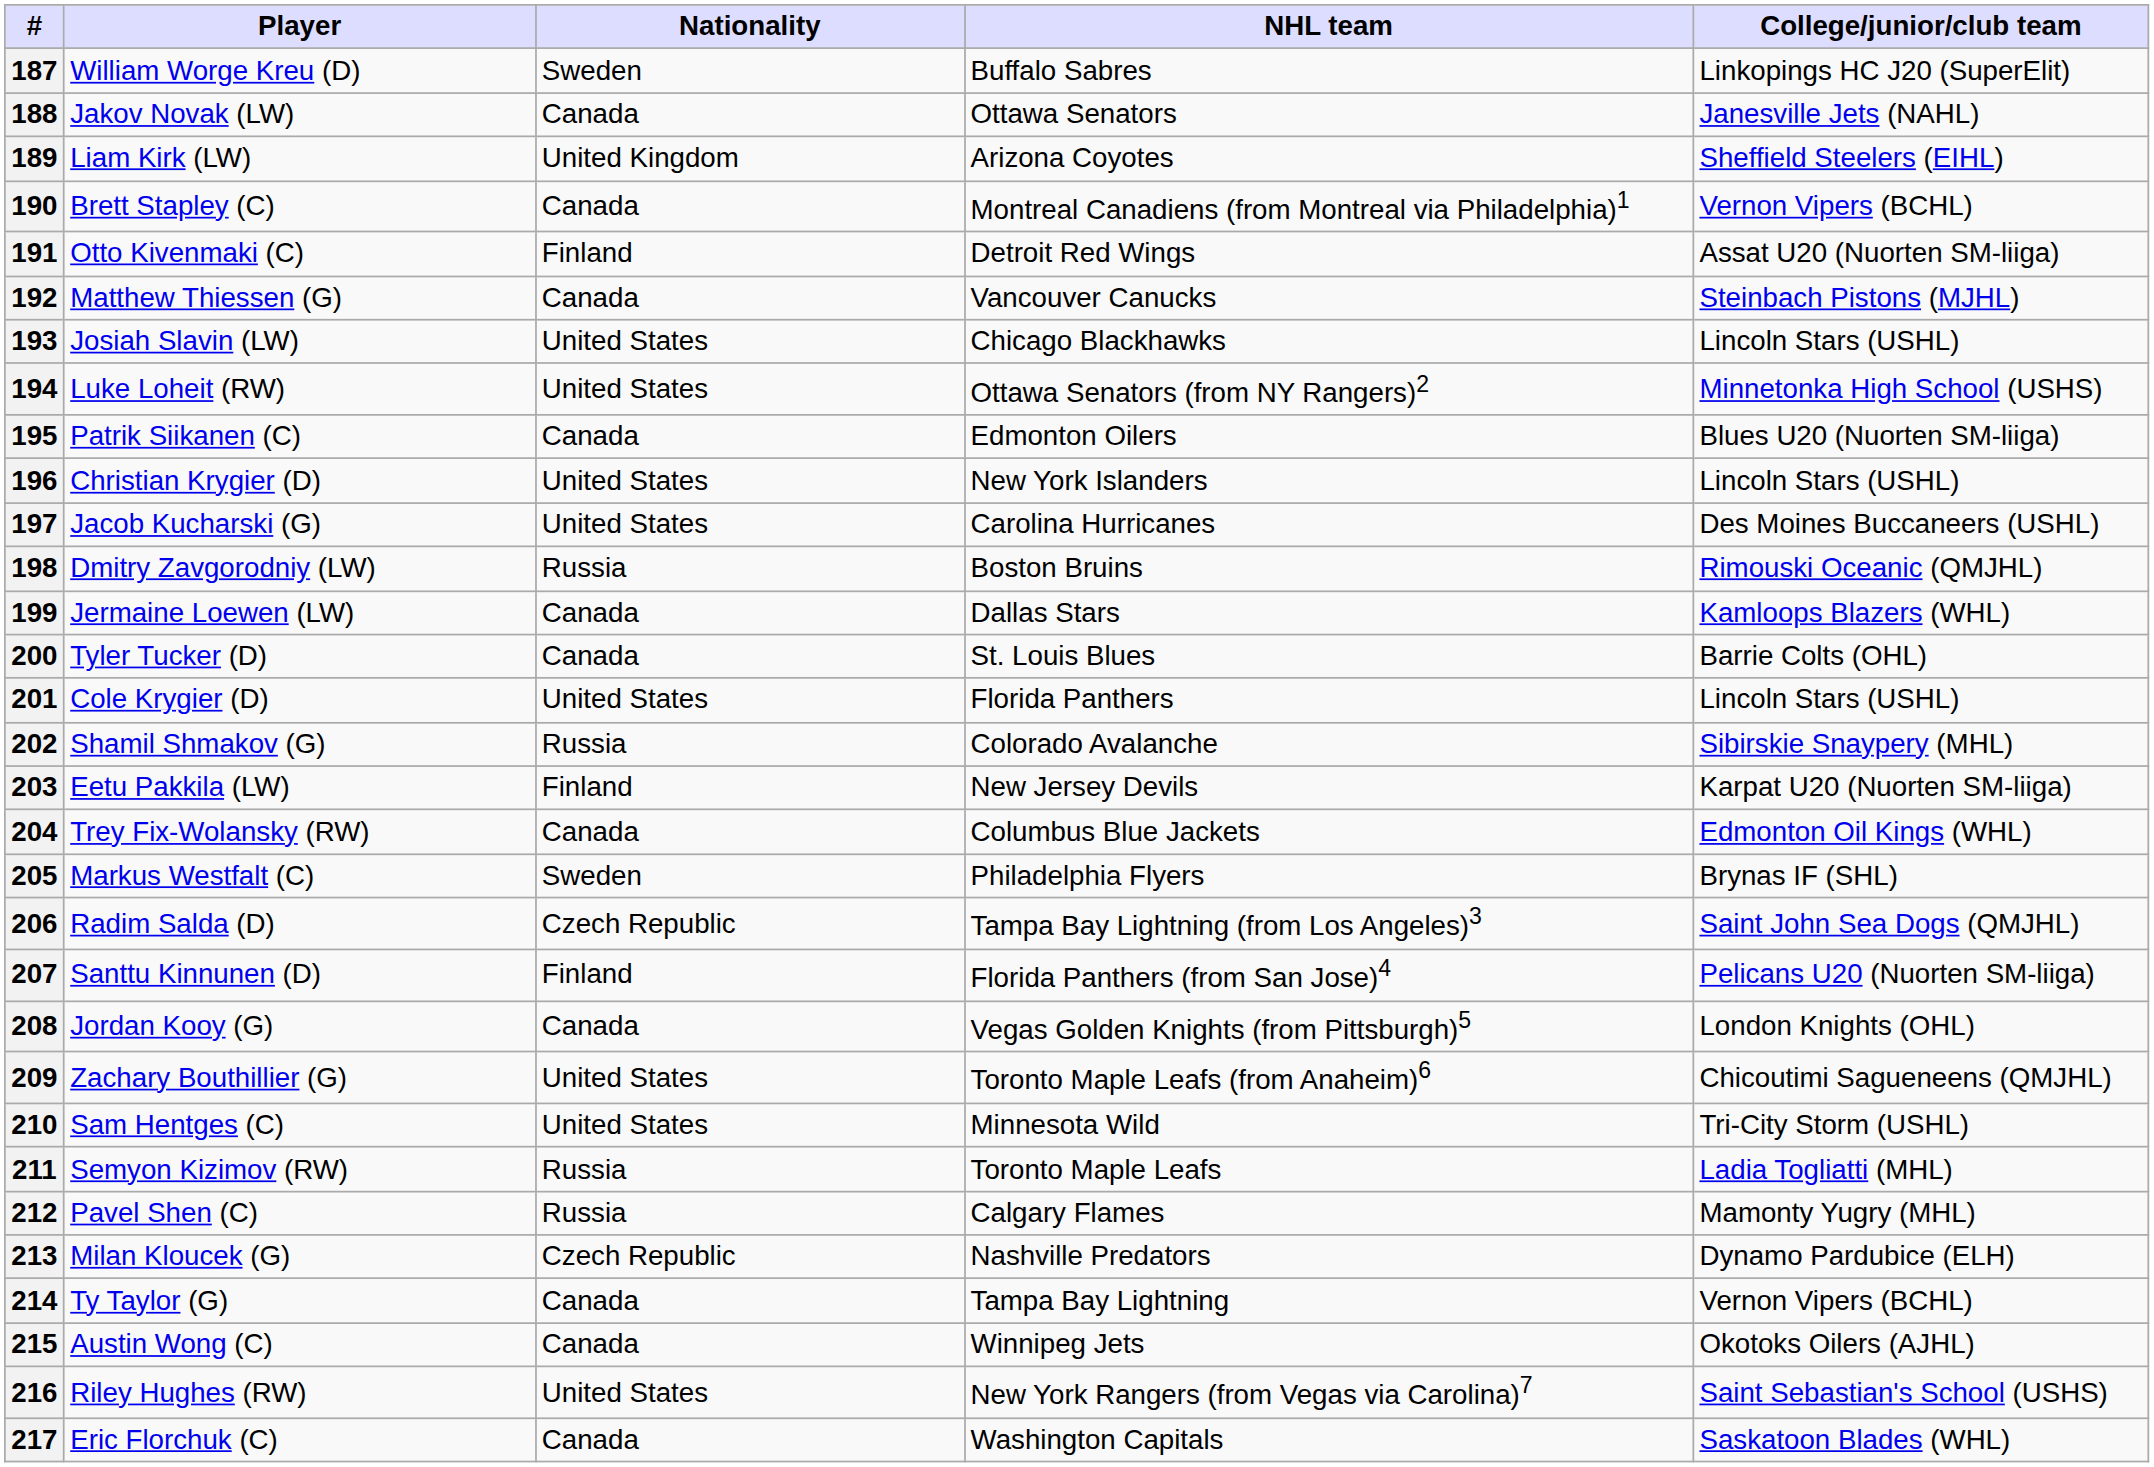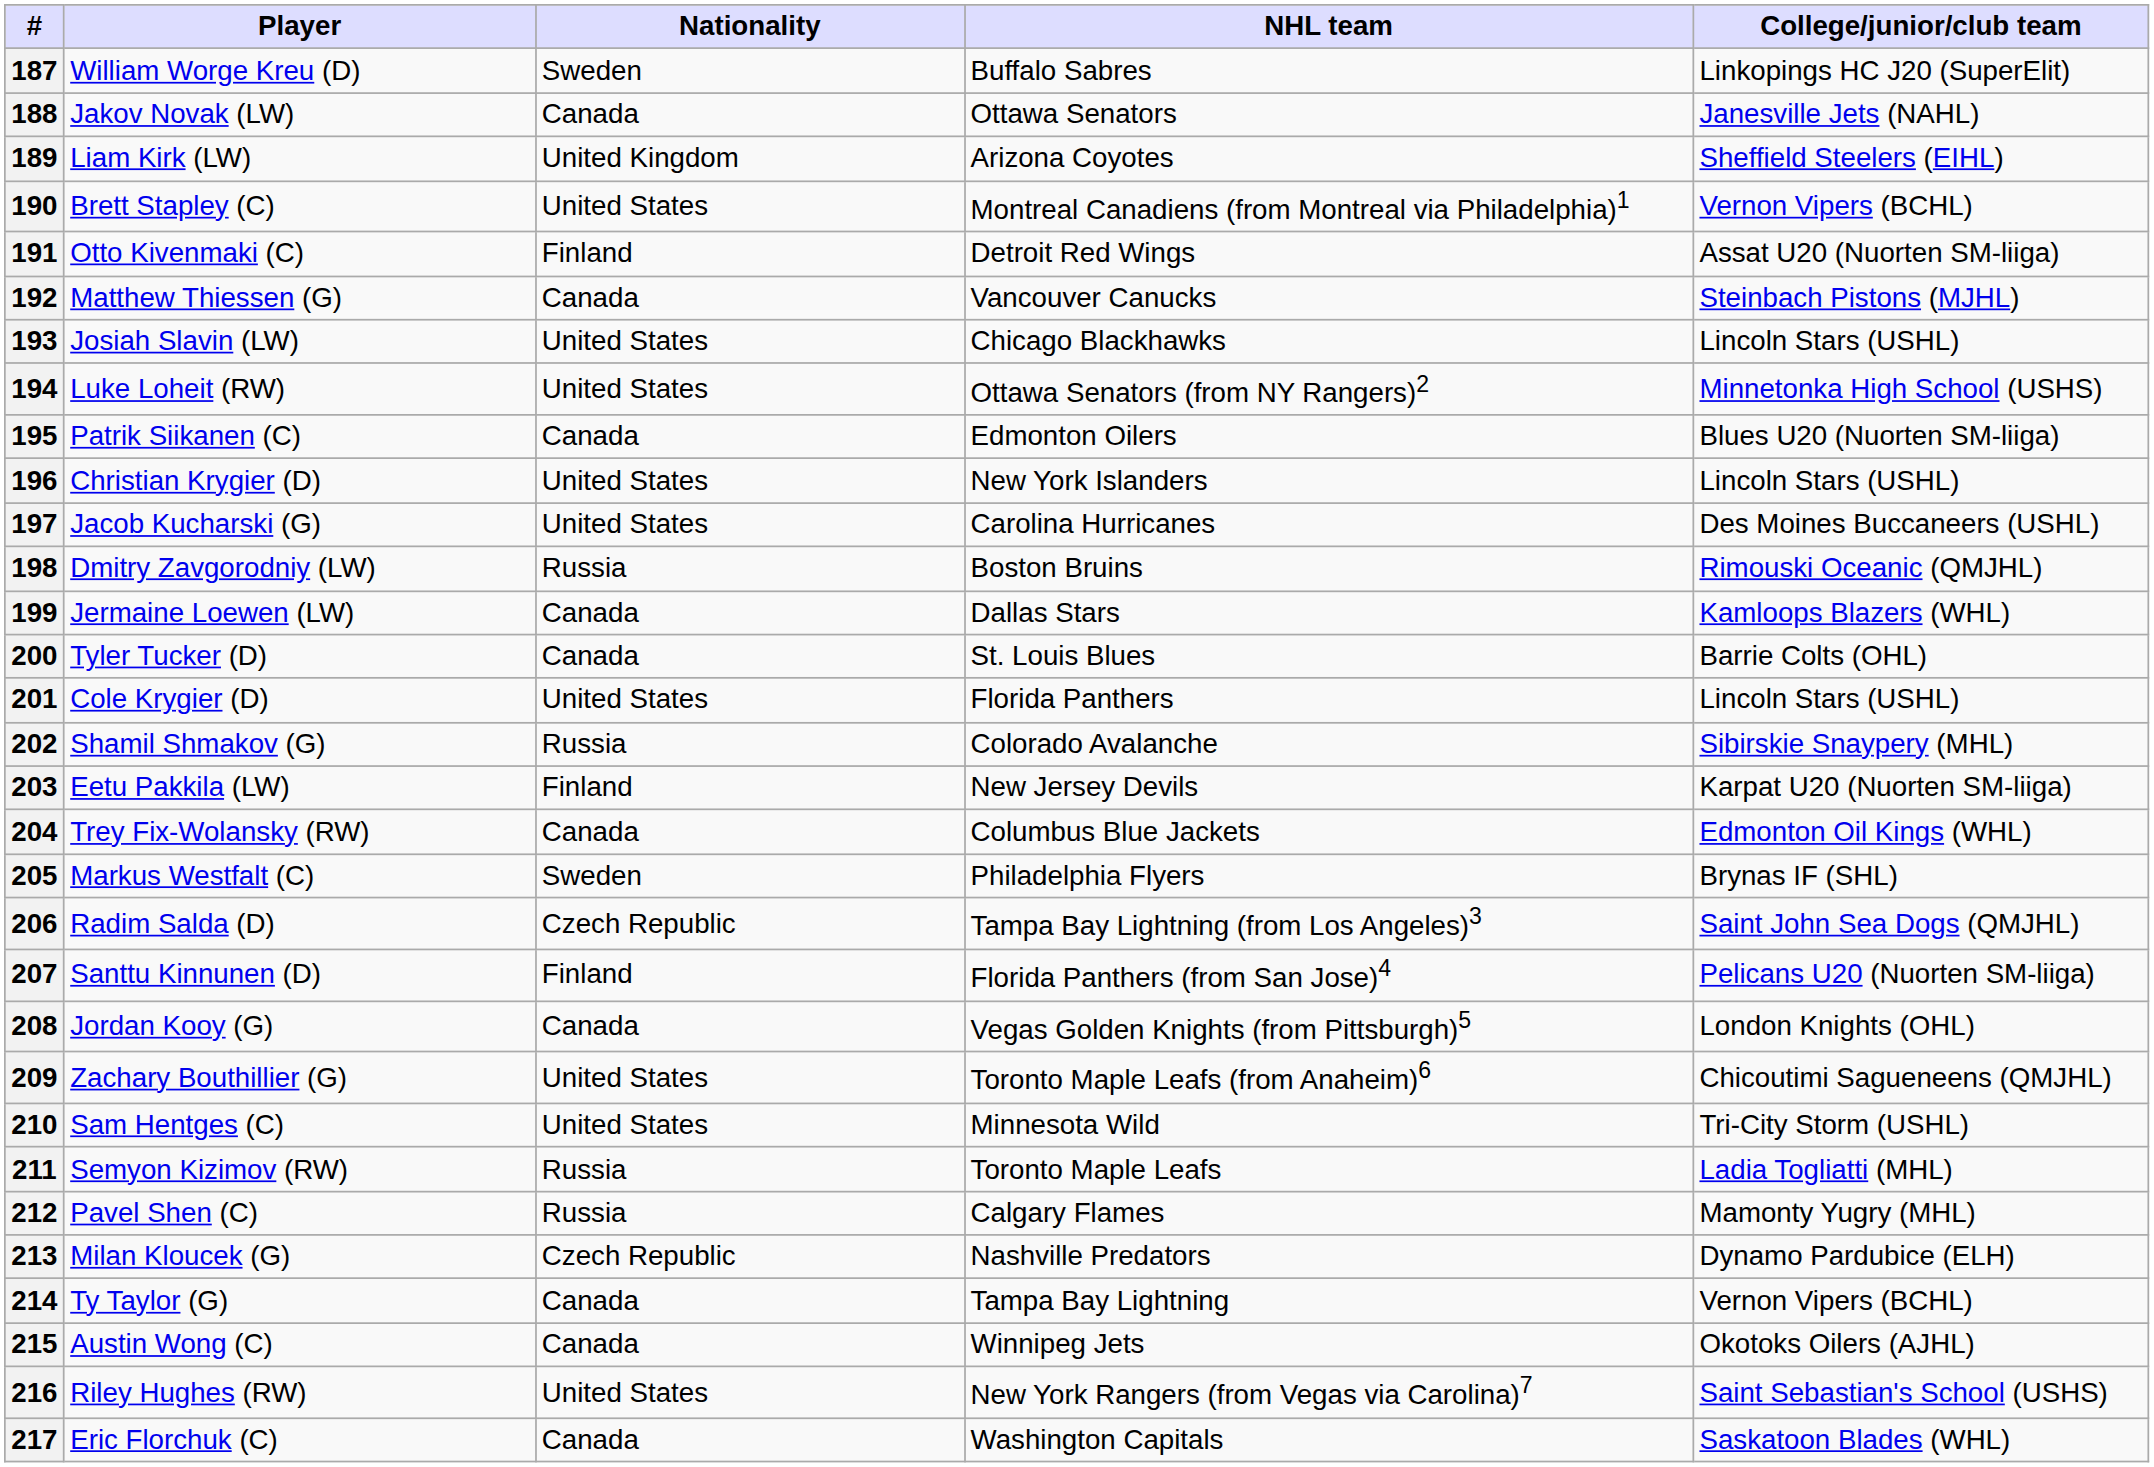(590, 205) Canada -> (625, 205) United States
